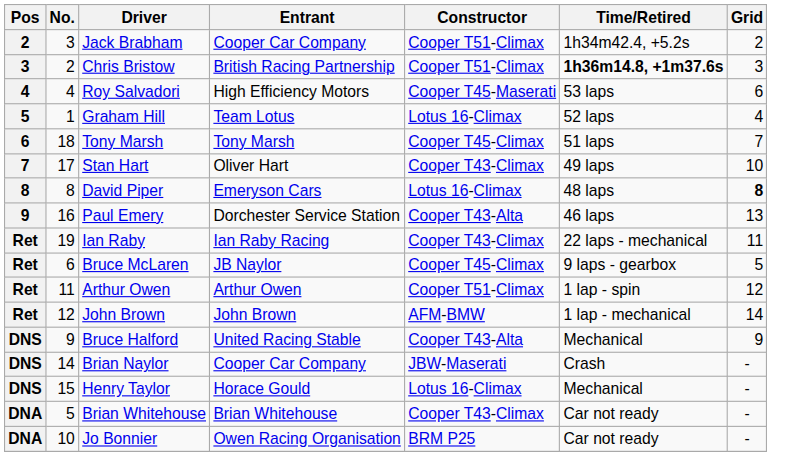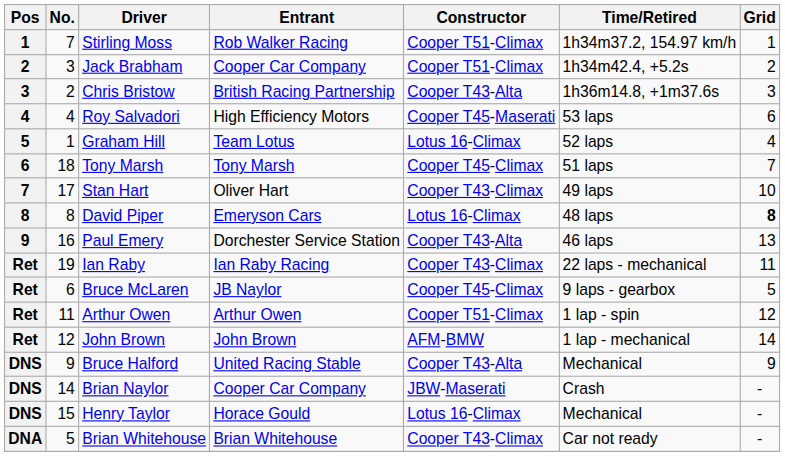+ row: (127, 42)
(476, 67) Cooper T51-Climax -> (465, 92) Cooper T43-Alta
(644, 67) bold -> (641, 92) normal
- row: (120, 439)
